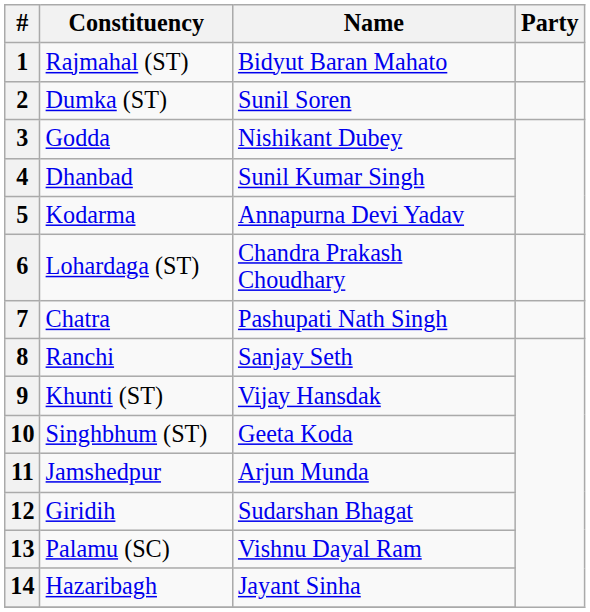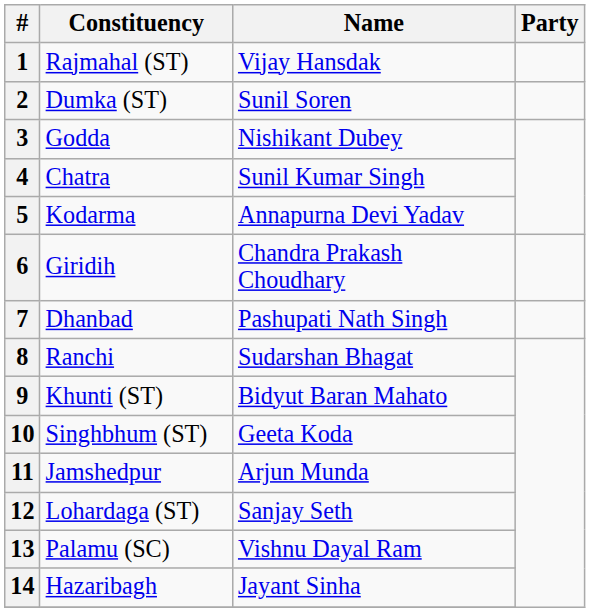(343, 61) Bidyut Baran Mahato -> (309, 61) Vijay Hansdak
(89, 176) Dhanbad -> (78, 176) Chatra
(122, 267) Lohardaga (ST) -> (81, 267) Giridih
(78, 319) Chatra -> (89, 319) Dhanbad
(295, 357) Sanjay Seth -> (326, 357) Sudarshan Bhagat
(309, 395) Vijay Hansdak -> (343, 395) Bidyut Baran Mahato
(81, 510) Giridih -> (122, 510) Lohardaga (ST)
(326, 510) Sudarshan Bhagat -> (295, 510) Sanjay Seth
